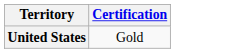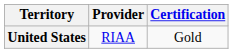+ column: (118, 15)
